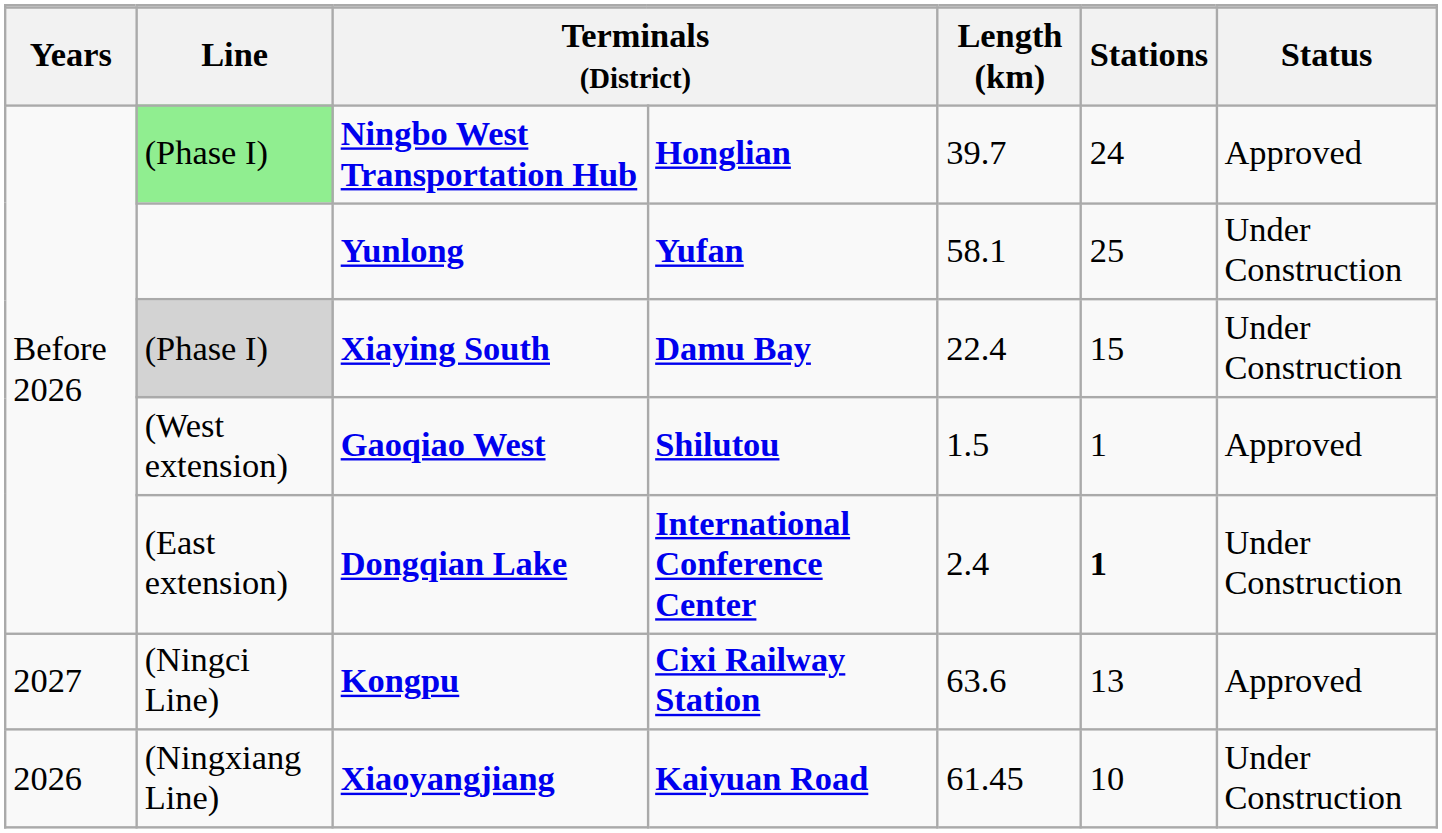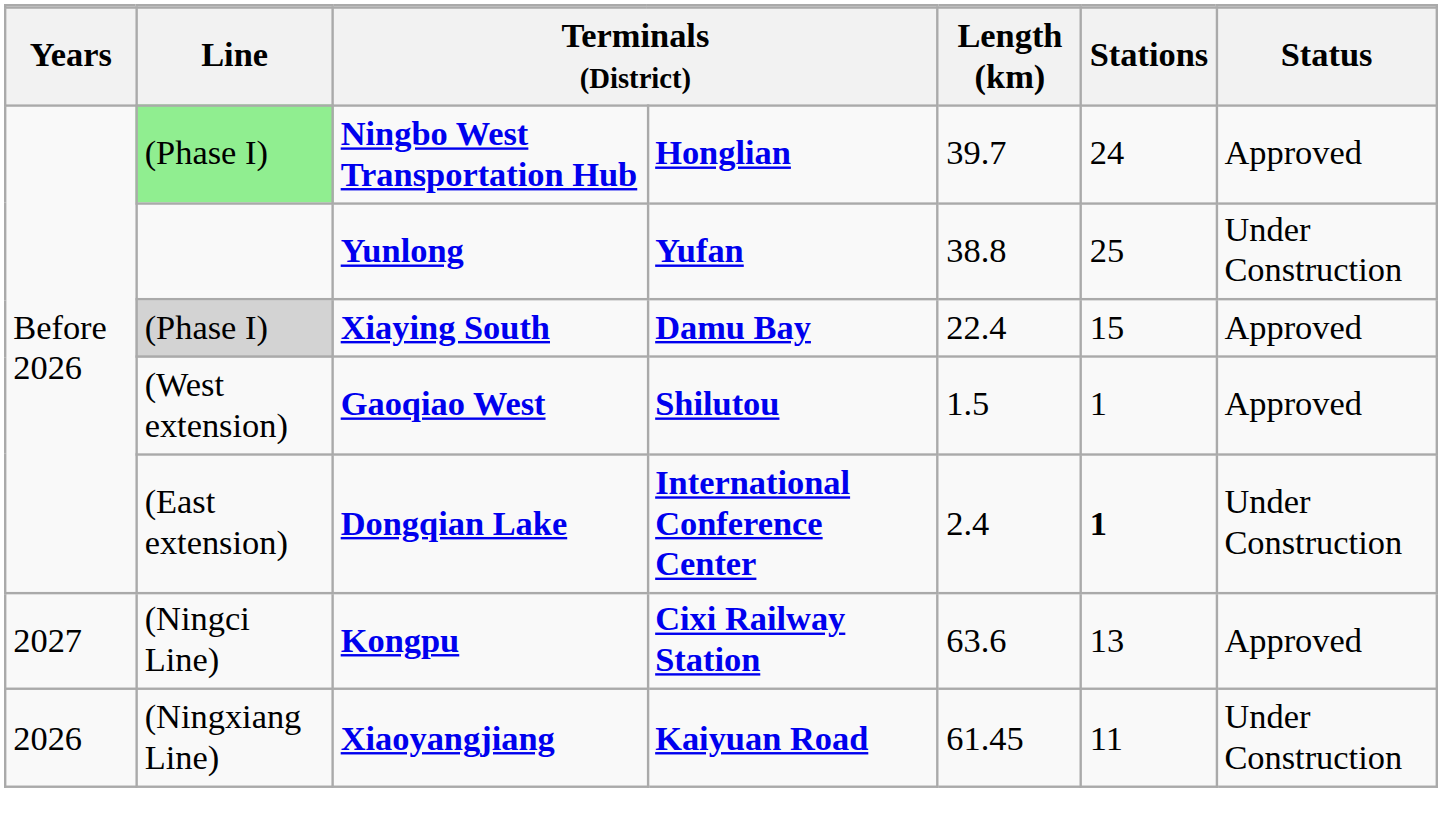(976, 250) 58.1 -> (976, 250) 38.8
(1313, 348) Under Construction -> (1293, 327) Approved
(1107, 778) 10 -> (1106, 737) 11
